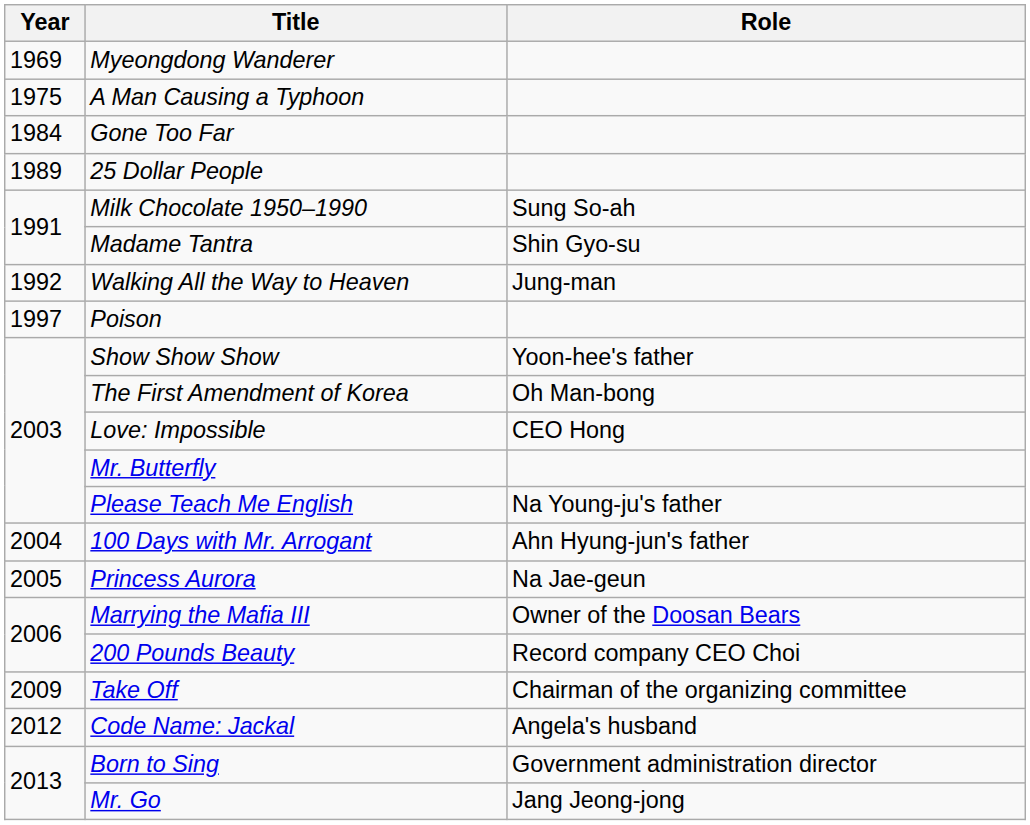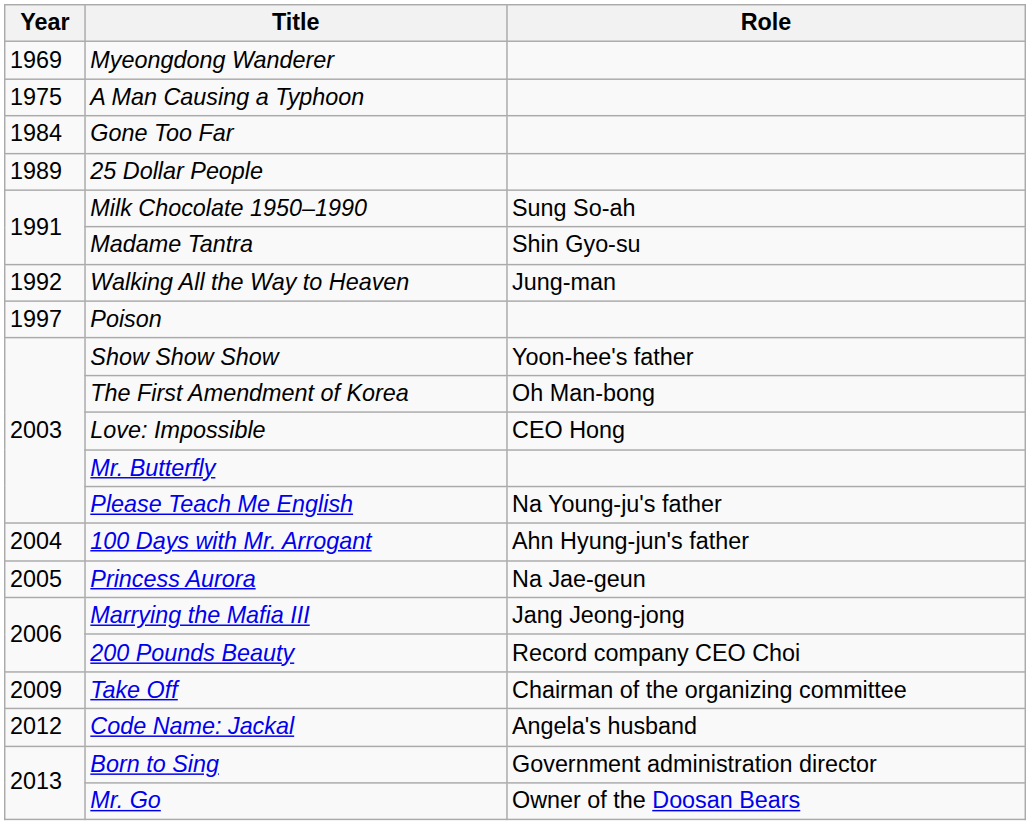(656, 615) Owner of the Doosan Bears -> (598, 615) Jang Jeong-jong
(598, 801) Jang Jeong-jong -> (656, 801) Owner of the Doosan Bears
